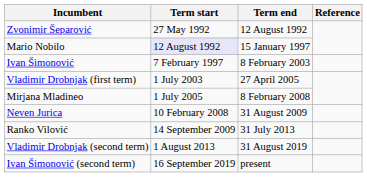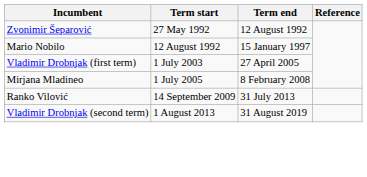(187, 46) lavender background -> (187, 46) no background
- row: (40, 63)
- row: (34, 113)
- row: (71, 163)
